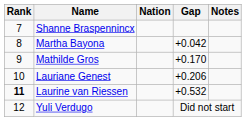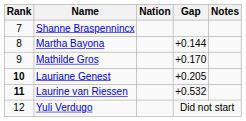(191, 44) +0.042 -> (191, 44) +0.144
(19, 76) normal -> (19, 76) bold
(191, 76) +0.206 -> (191, 76) +0.205
